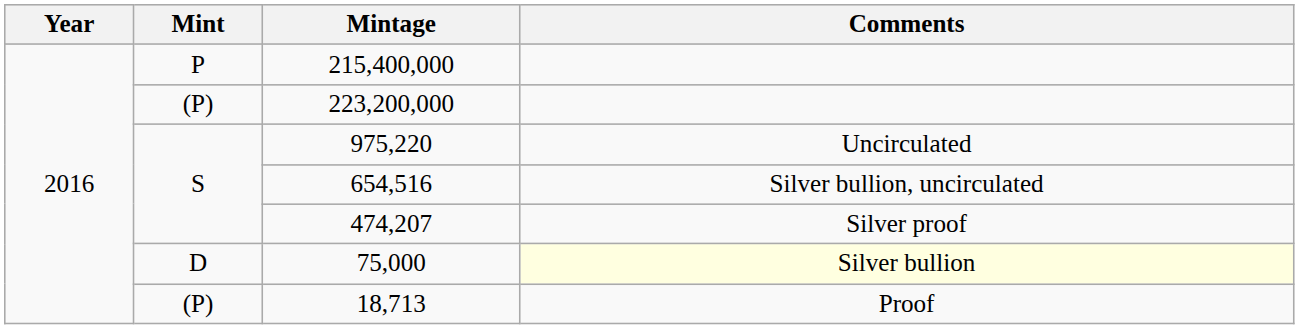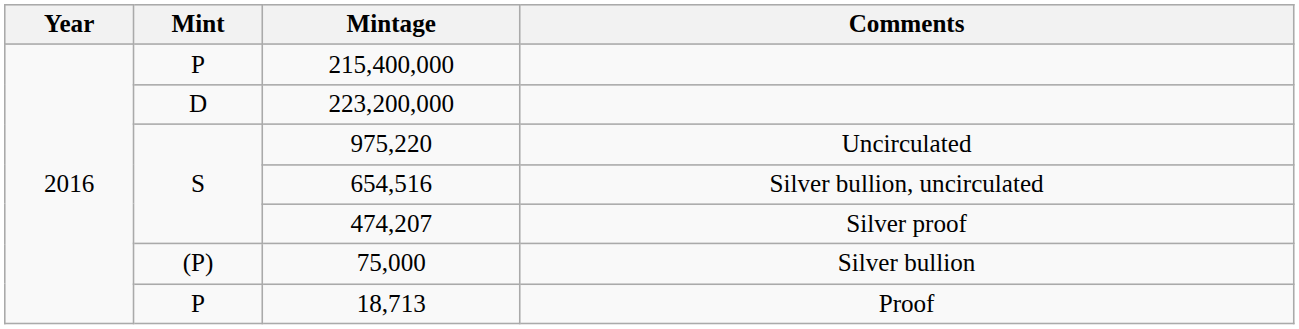(198, 104) (P) -> (198, 104) D
(198, 263) D -> (198, 263) (P)
(907, 263) lightyellow background -> (907, 263) no background
(198, 303) (P) -> (198, 303) P
